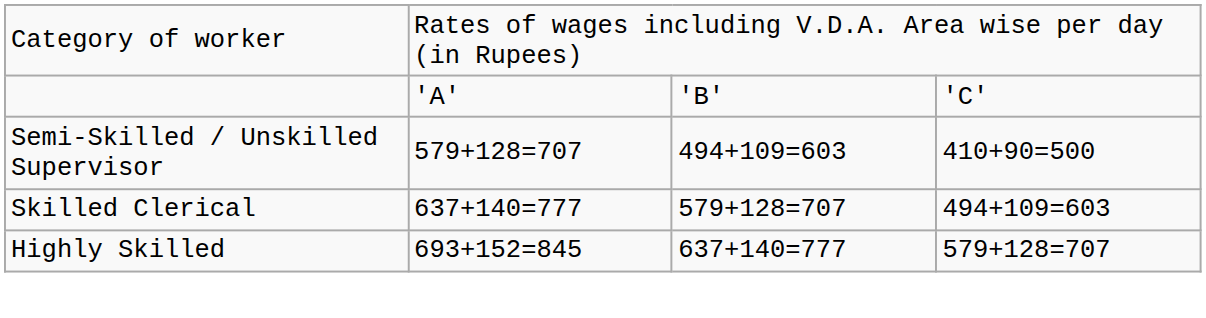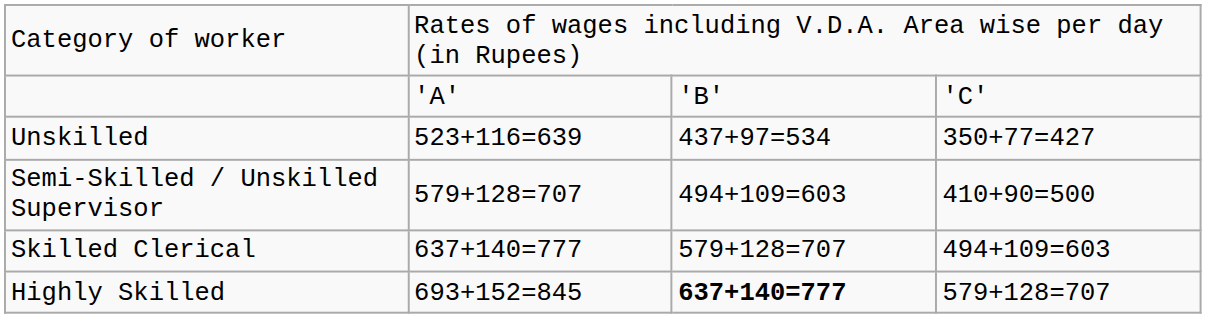+ row: (80, 138)
(762, 251) normal -> (762, 292) bold
